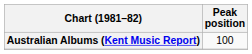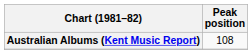(225, 40) 100 -> (225, 40) 108
